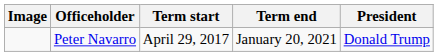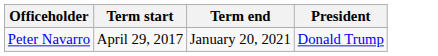- column: (27, 16)
